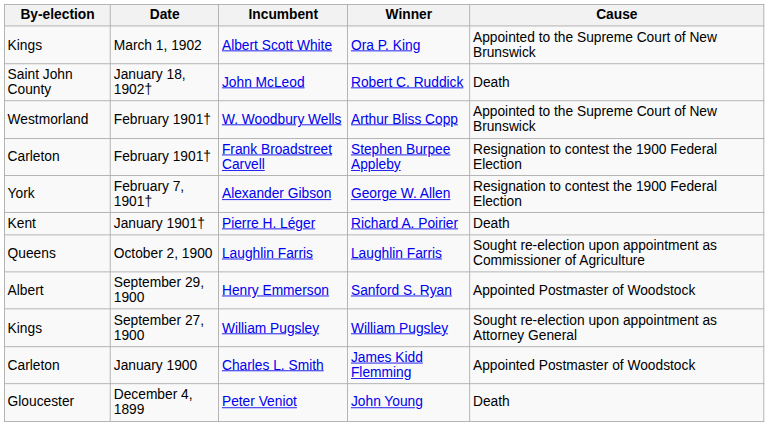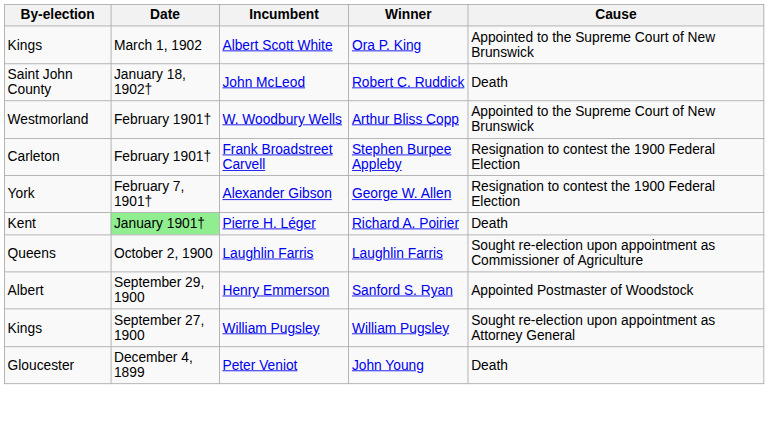(159, 223) no background -> (159, 223) lightgreen background
- row: (273, 365)
